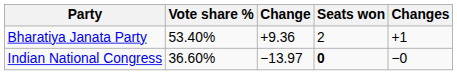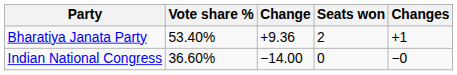(281, 59) −13.97 -> (281, 59) −14.00
(321, 59) bold -> (321, 59) normal
